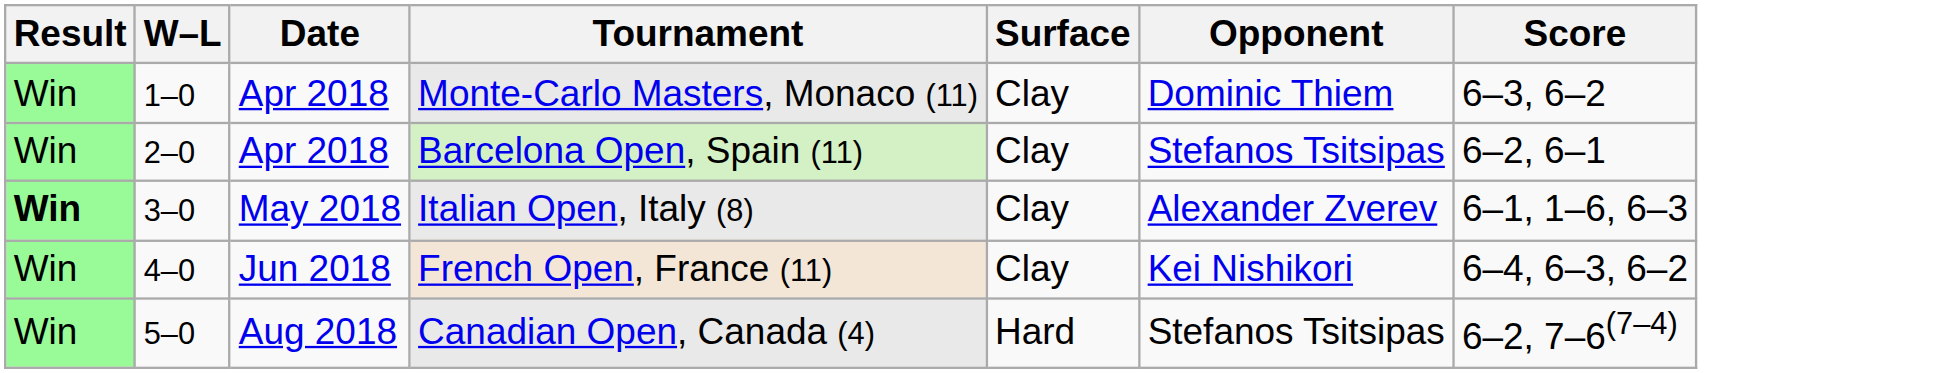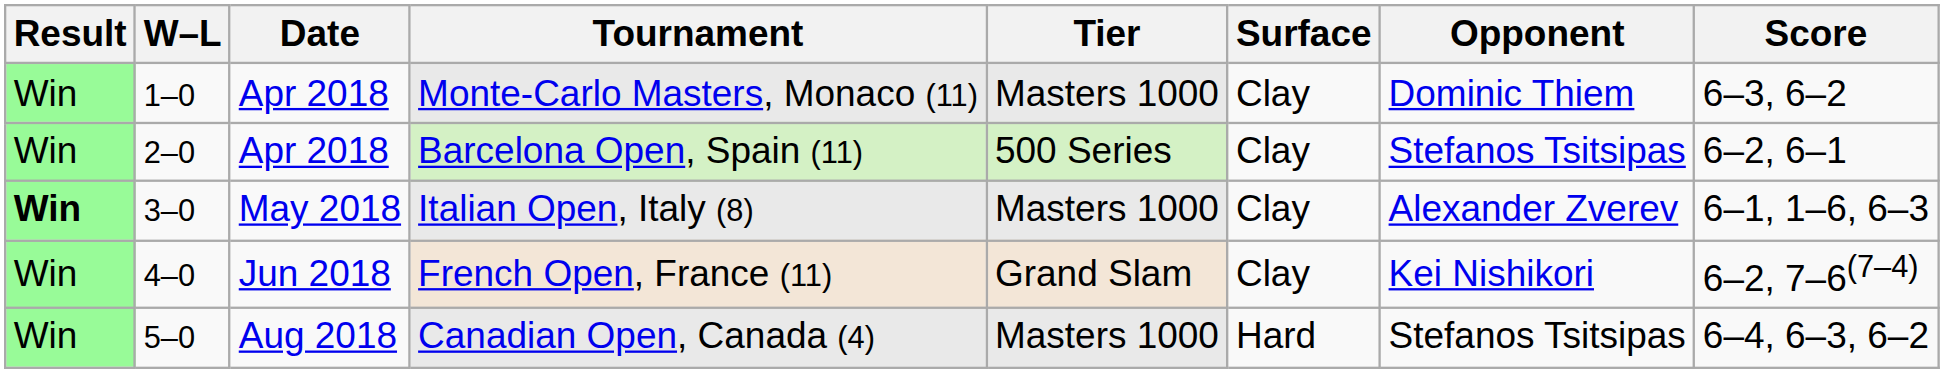+ column: (1107, 33)
(1575, 268) 6–4, 6–3, 6–2 -> (1811, 273) 6–2, 7–6(7–4)
(1570, 331) 6–2, 7–6(7–4) -> (1816, 336) 6–4, 6–3, 6–2
